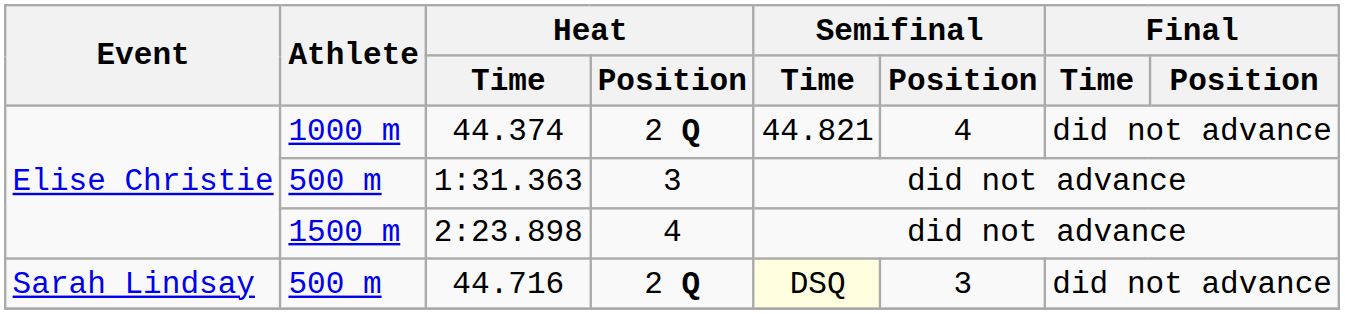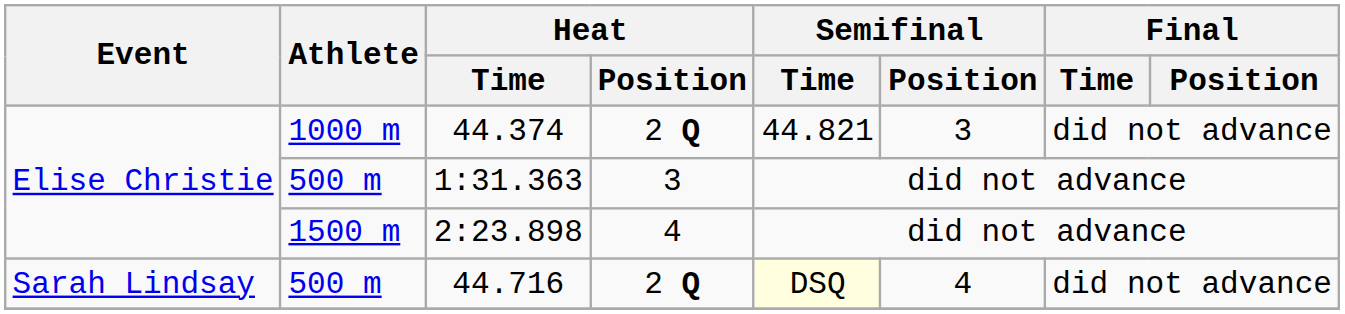(963, 132) 4 -> (963, 132) 3
(963, 284) 3 -> (963, 284) 4
